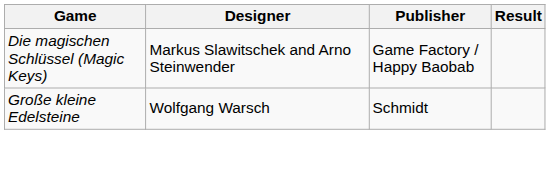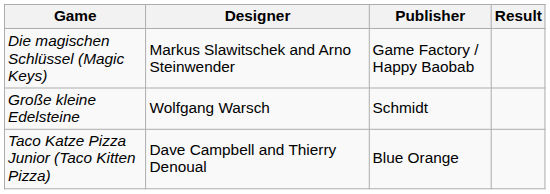+ row: (72, 158)
